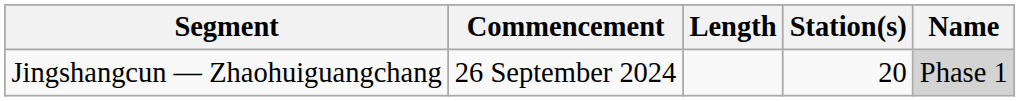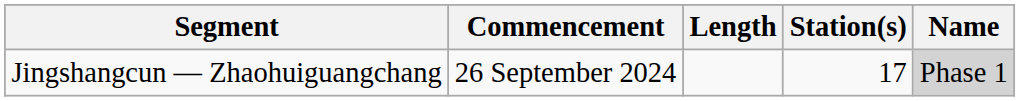(892, 72) 20 -> (892, 72) 17
